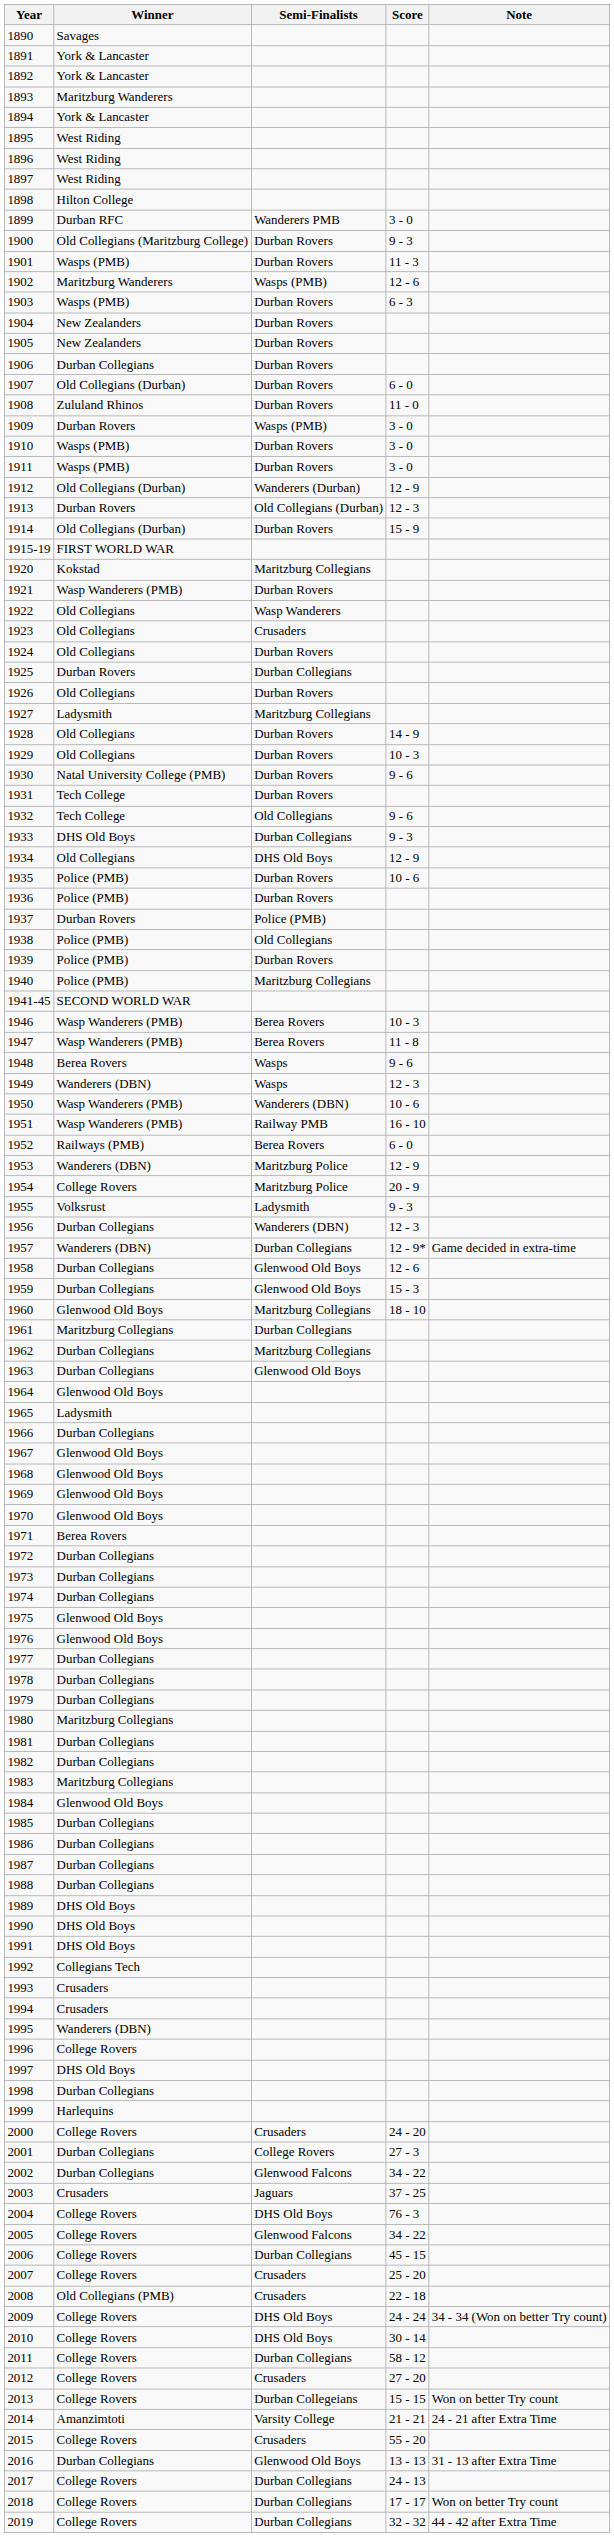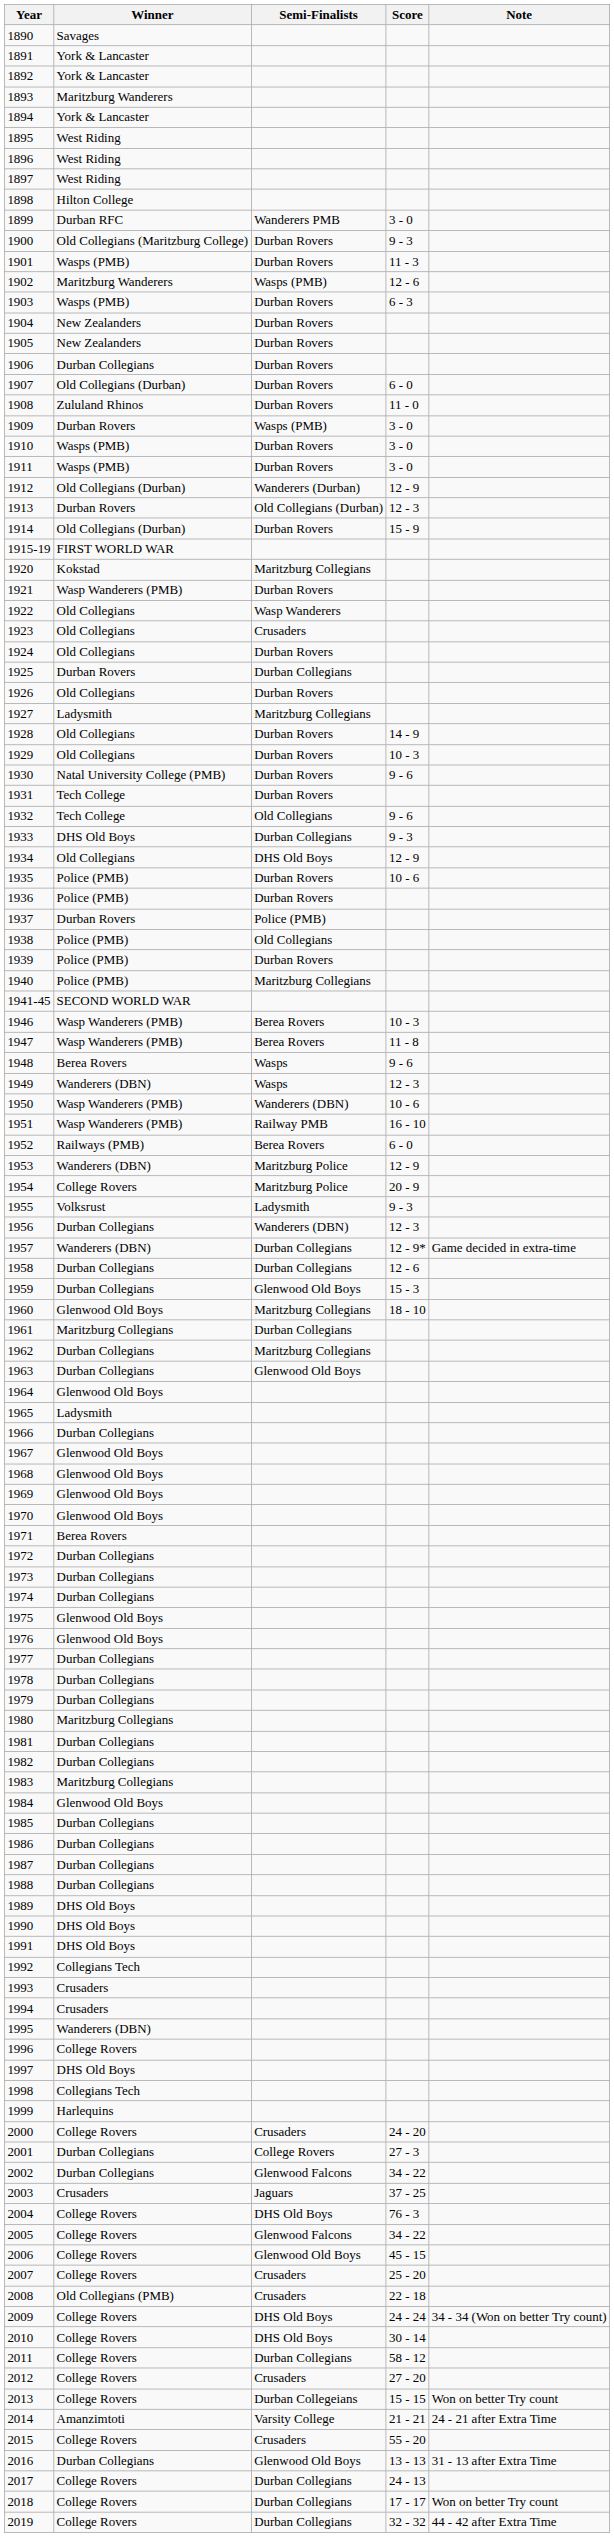(307, 1268) Glenwood Old Boys -> (303, 1268) Durban Collegians
(105, 2090) Durban Collegians -> (98, 2090) Collegians Tech
(303, 2255) Durban Collegians -> (307, 2255) Glenwood Old Boys
